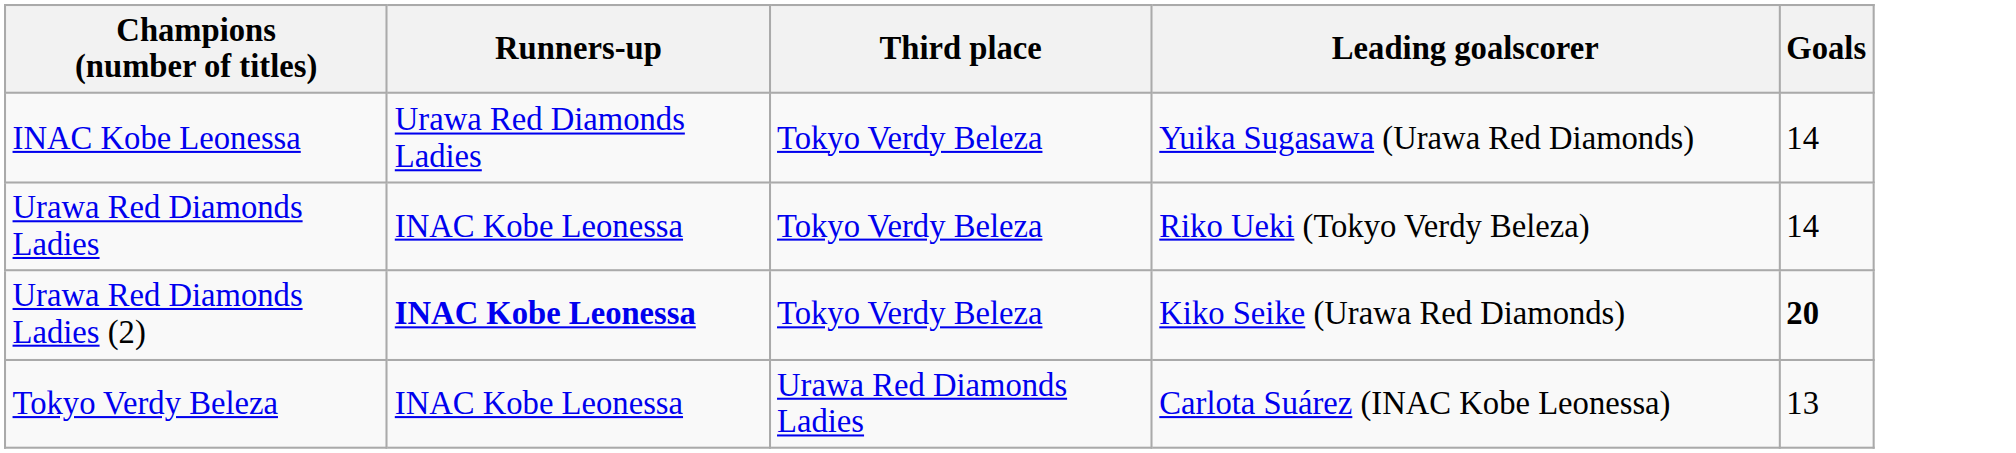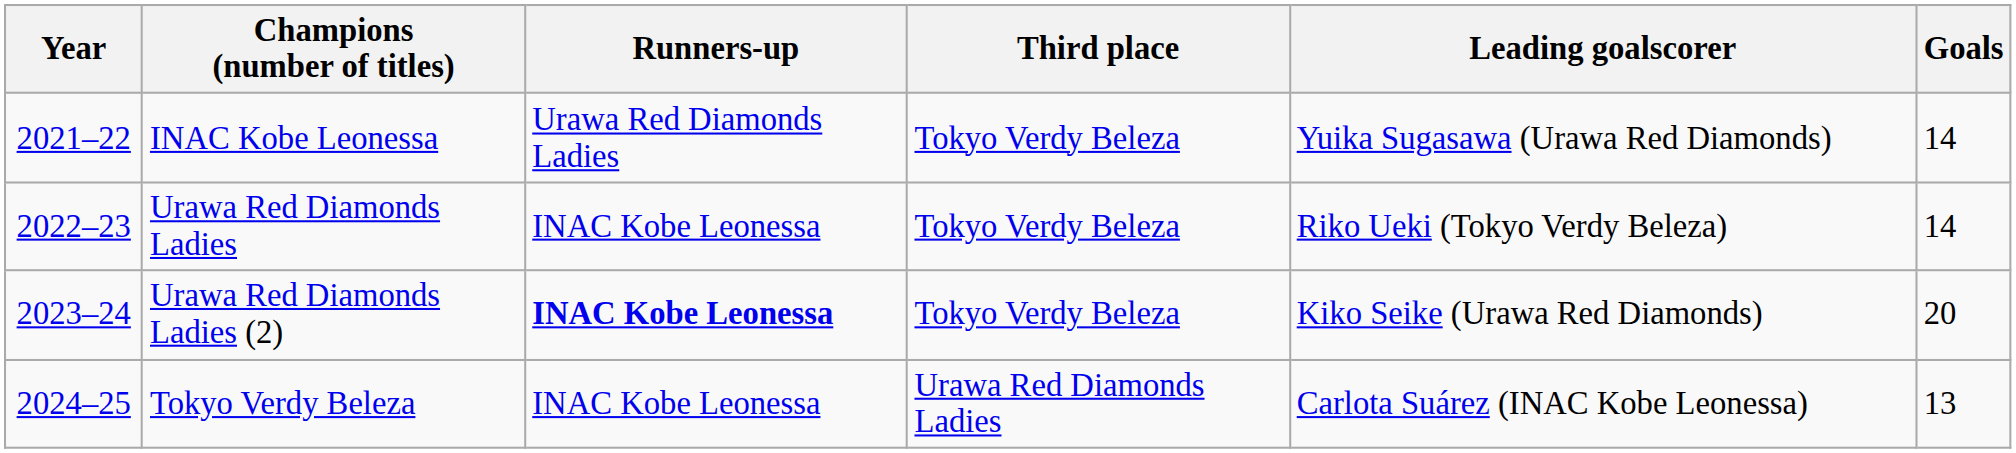+ column: (74, 48)
(1803, 314) bold -> (1940, 314) normal
